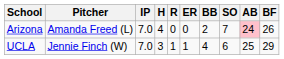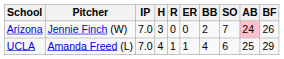(90, 29) Amanda Freed (L) -> (87, 29) Jennie Finch (W)
(160, 29) 4 -> (160, 29) 3
(87, 46) Jennie Finch (W) -> (90, 46) Amanda Freed (L)
(160, 46) 3 -> (160, 46) 4
